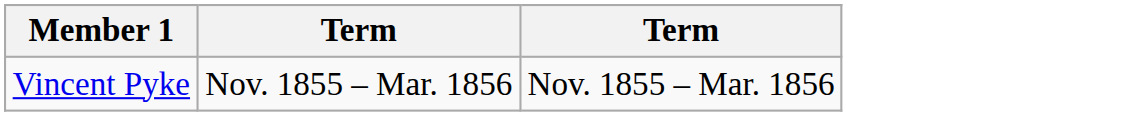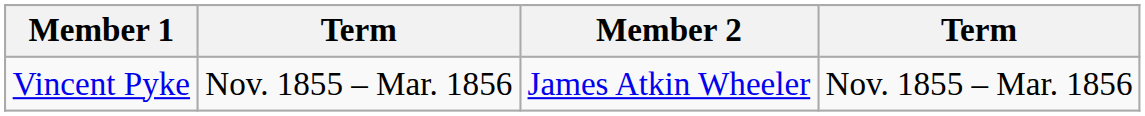+ column: (669, 30)
